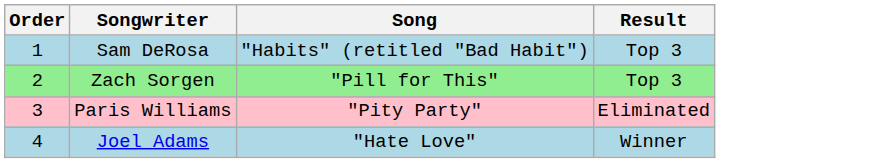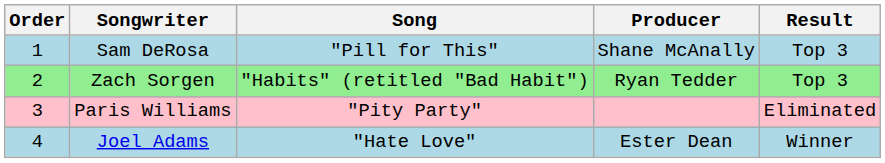+ column: (676, 20)
(415, 50) "Habits" (retitled "Bad Habit") -> (415, 50) "Pill for This"
(415, 81) "Pill for This" -> (415, 81) "Habits" (retitled "Bad Habit")
